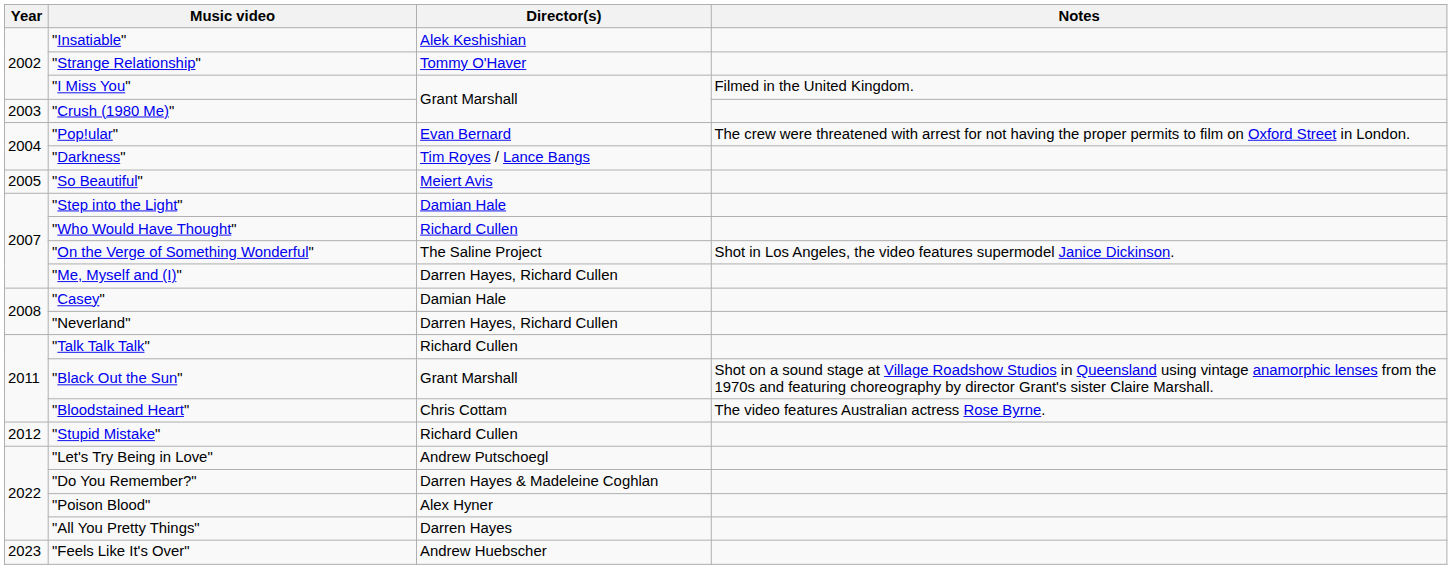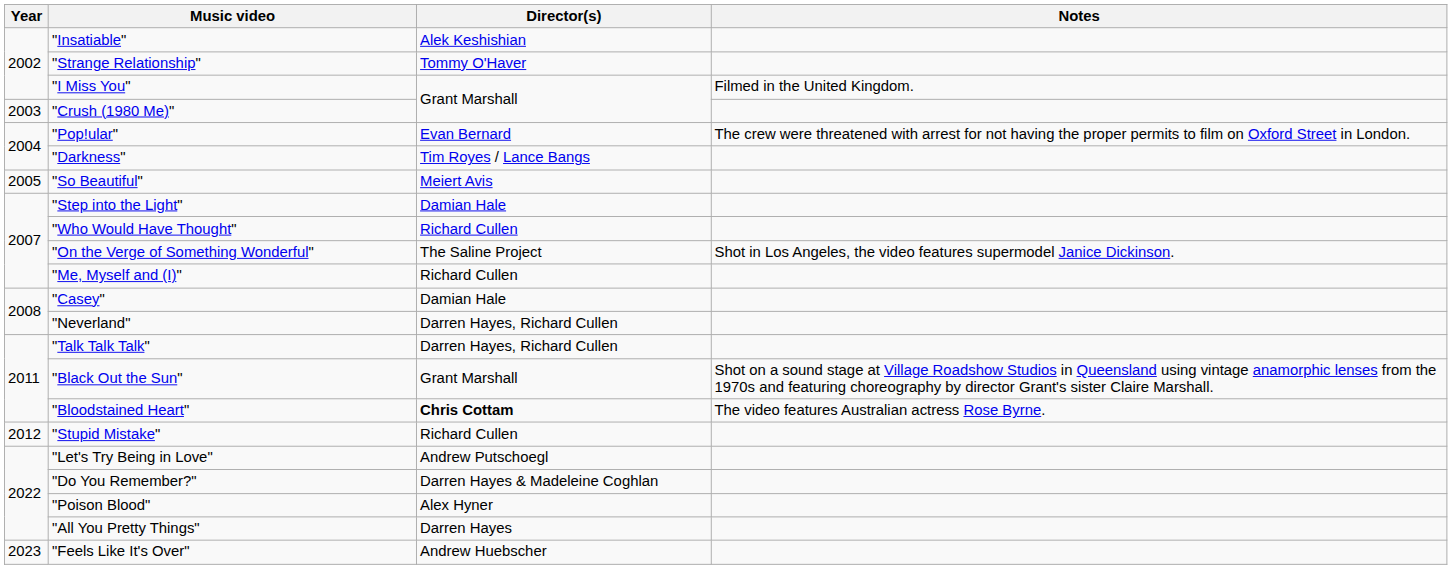(519, 275) Darren Hayes, Richard Cullen -> (469, 275) Richard Cullen
(469, 346) Richard Cullen -> (519, 346) Darren Hayes, Richard Cullen
(463, 410) normal -> (467, 410) bold
